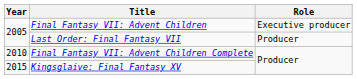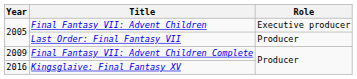(17, 53) 2010 -> (17, 53) 2009
(17, 67) 2015 -> (17, 67) 2016
